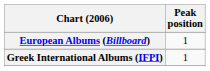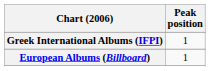rows swapped: (85, 40) <-> (85, 57)
